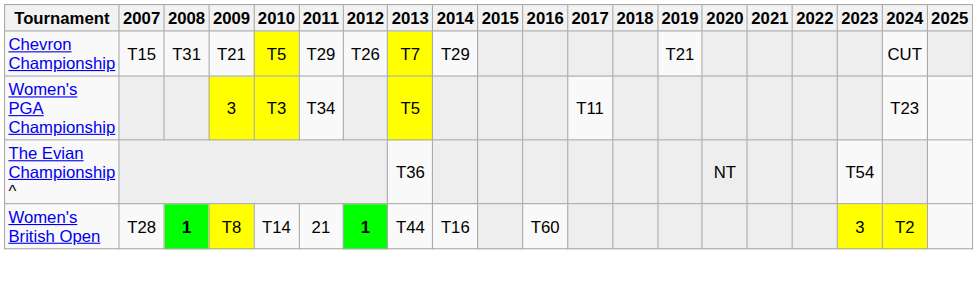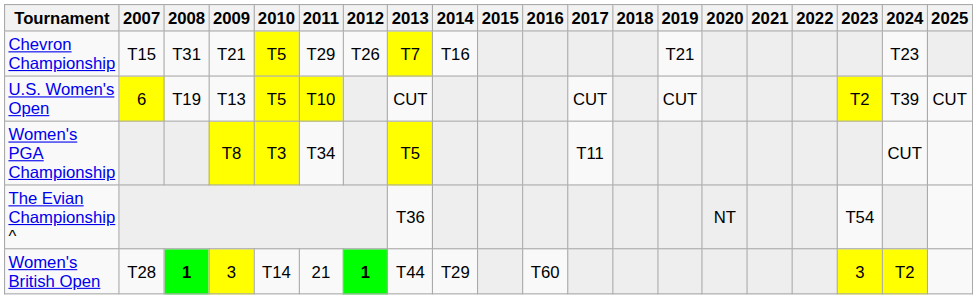(455, 54) T29 -> (455, 54) T16
(905, 54) CUT -> (905, 54) T23
+ row: (61, 99)
(231, 108) 3 -> (231, 153) T8
(905, 108) T23 -> (905, 153) CUT
(231, 227) T8 -> (231, 272) 3
(455, 227) T16 -> (455, 272) T29
